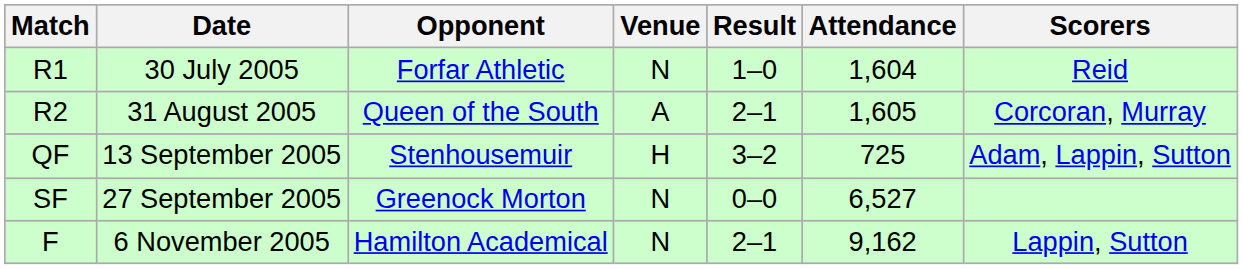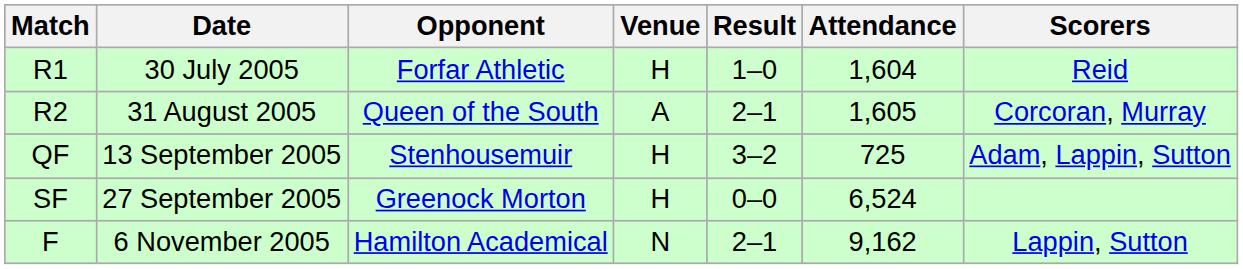(660, 69) N -> (660, 69) H
(660, 198) N -> (660, 198) H
(883, 198) 6,527 -> (883, 198) 6,524
